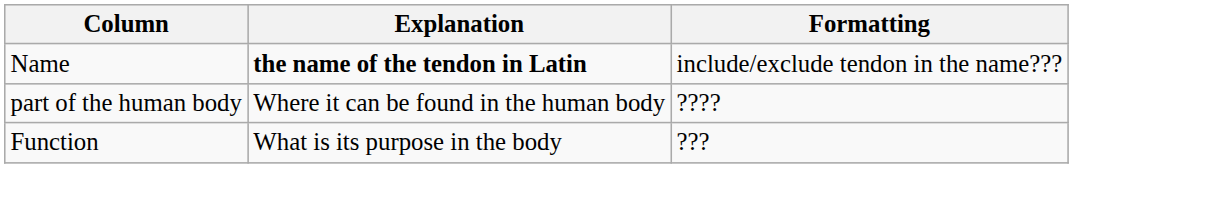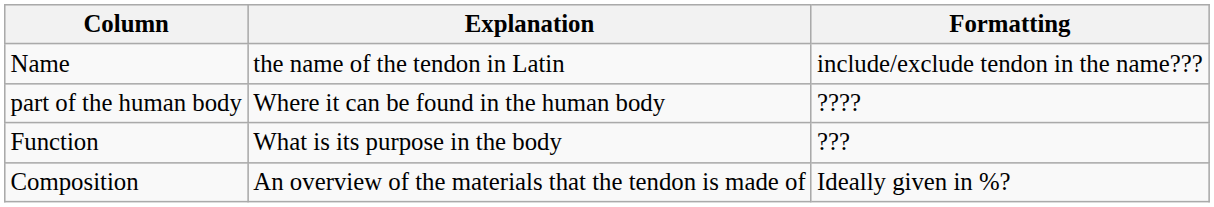(420, 63) bold -> (409, 63) normal
+ row: (75, 181)
